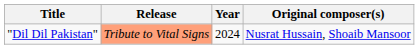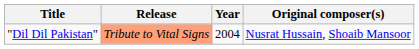(227, 34) 2024 -> (227, 34) 2004
